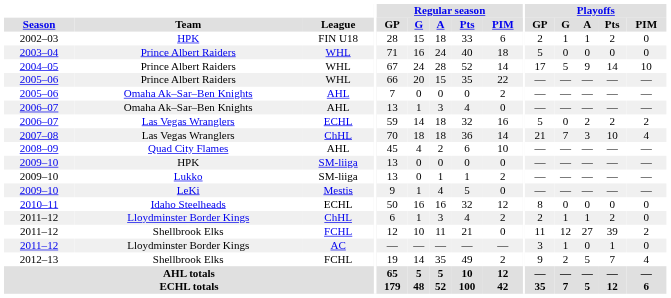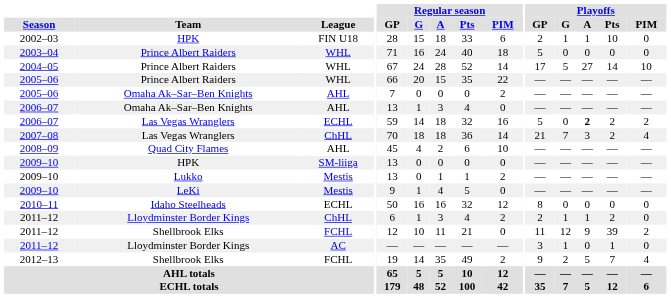(612, 38) 2 -> (612, 38) 10
(587, 66) 9 -> (587, 66) 27
(587, 121) normal -> (587, 121) bold
(612, 135) 10 -> (612, 135) 2
(338, 176) SM-liiga -> (338, 176) Mestis
(587, 231) 27 -> (587, 231) 9
